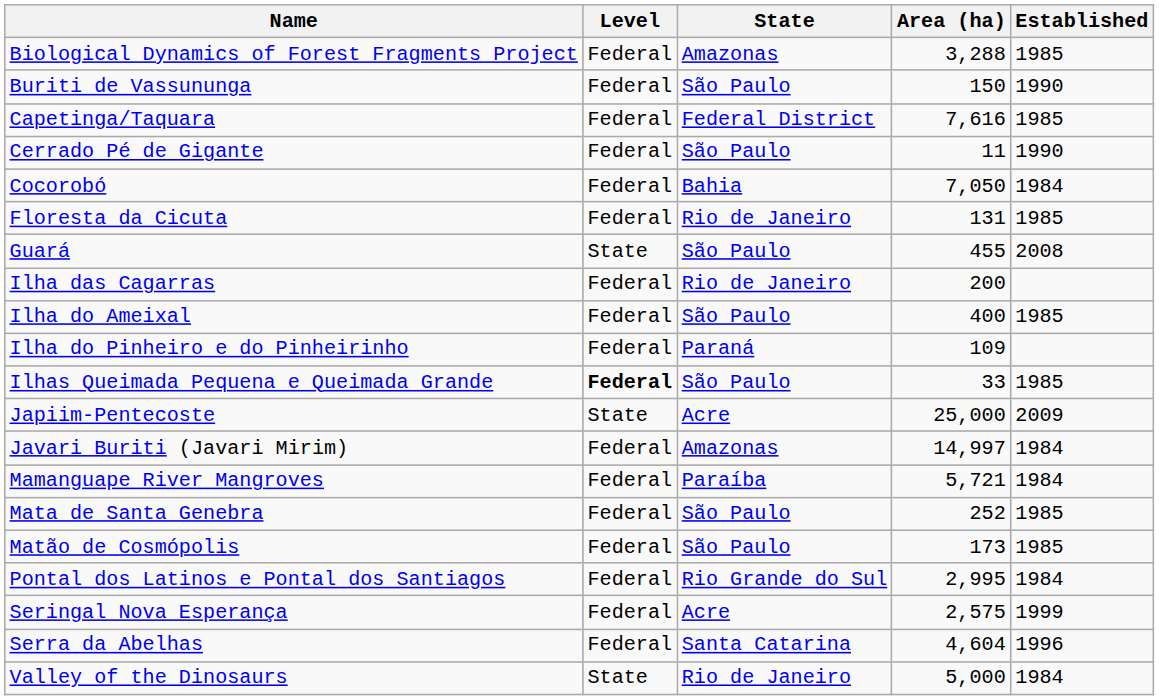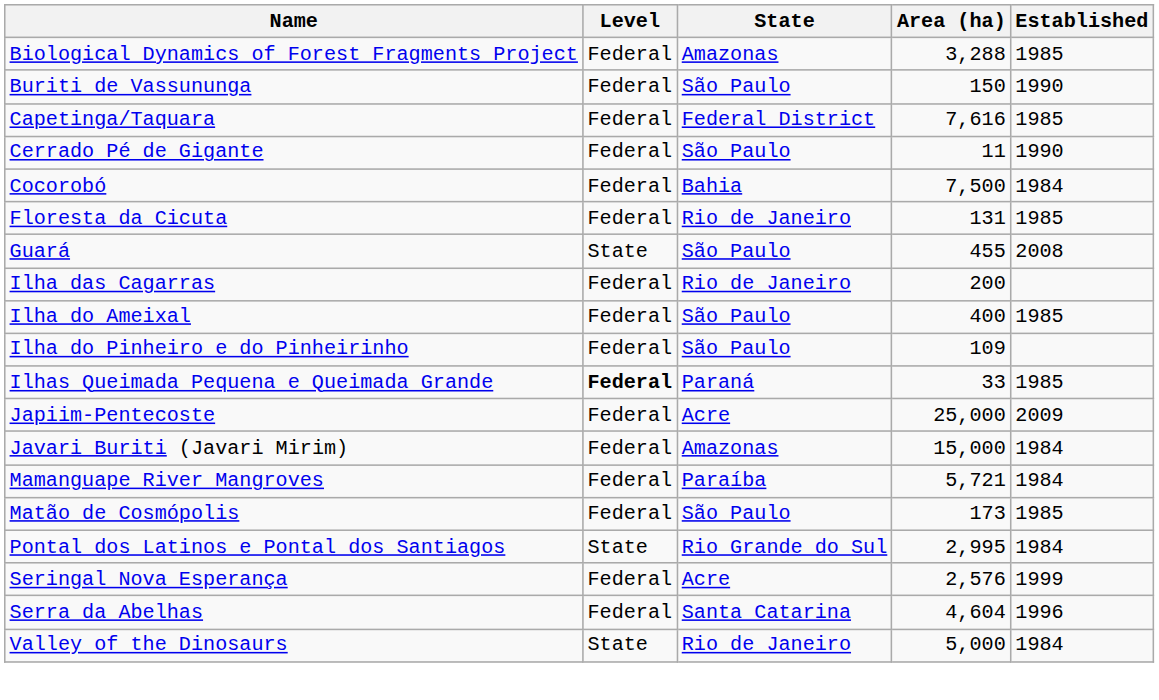(975, 185) 7,050 -> (975, 185) 7,500
(718, 350) Paraná -> (736, 350) São Paulo
(736, 382) São Paulo -> (718, 382) Paraná
(618, 415) State -> (630, 415) Federal
(969, 448) 14,997 -> (969, 448) 15,000
- row: (137, 514)
(630, 579) Federal -> (618, 547) State
(975, 612) 2,575 -> (975, 579) 2,576
